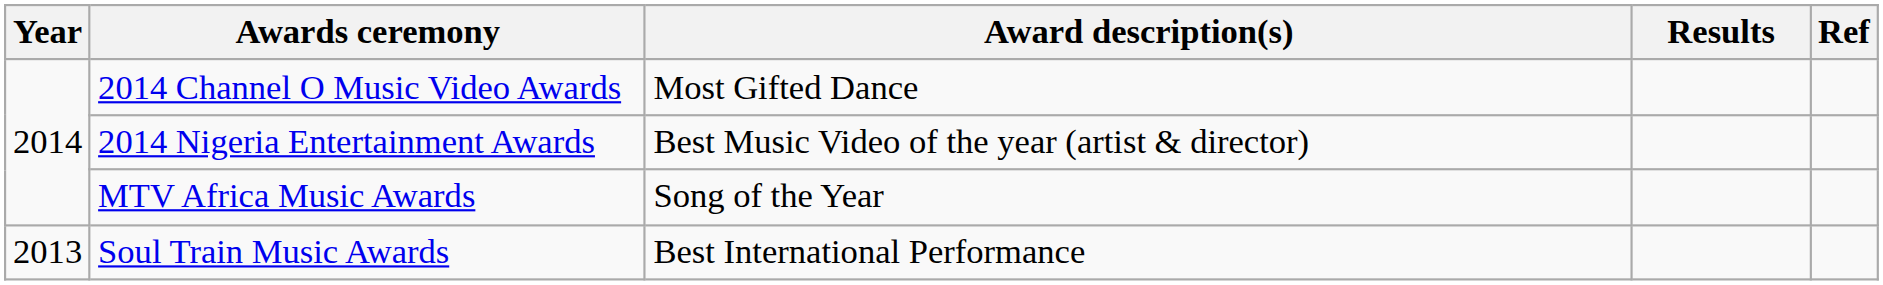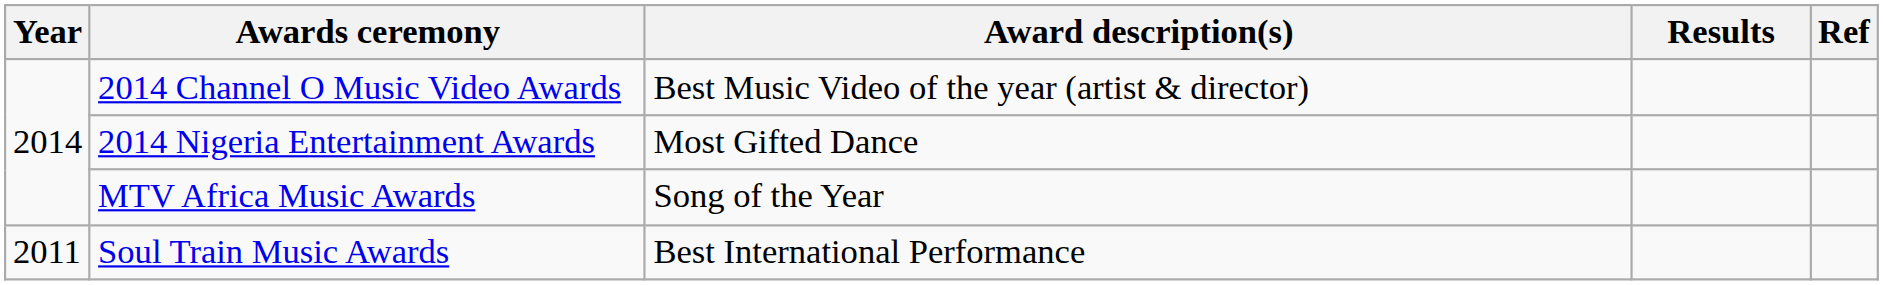(786, 86) Most Gifted Dance -> (981, 86) Best Music Video of the year (artist & director)
(981, 141) Best Music Video of the year (artist & director) -> (786, 141) Most Gifted Dance
(48, 251) 2013 -> (47, 251) 2011
